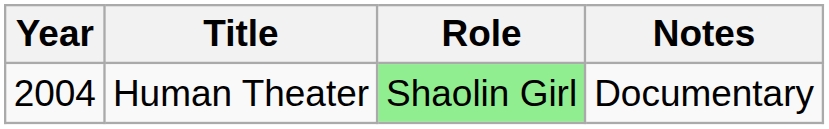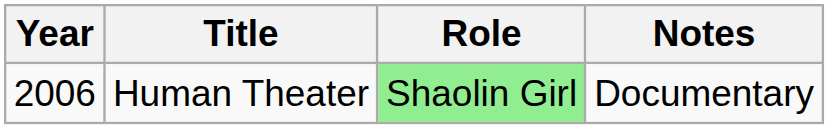(55, 92) 2004 -> (55, 92) 2006
